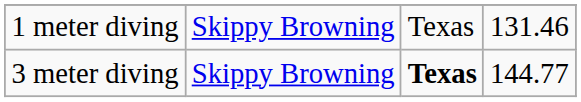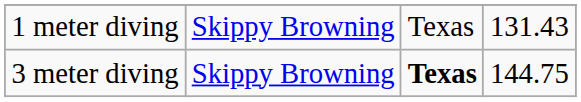(529, 27) 131.46 -> (529, 27) 131.43
(529, 72) 144.77 -> (529, 72) 144.75
